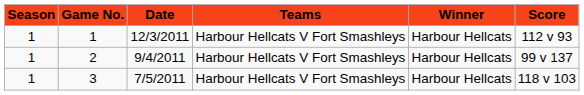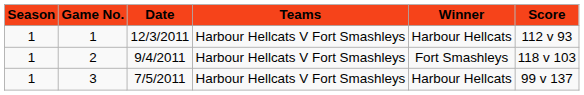(462, 57) Harbour Hellcats -> (462, 57) Fort Smashleys
(547, 57) 99 v 137 -> (547, 57) 118 v 103
(547, 79) 118 v 103 -> (547, 79) 99 v 137
